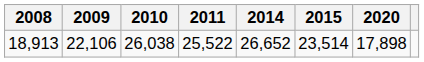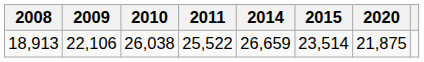(266, 43) 26,652 -> (266, 43) 26,659
(382, 43) 17,898 -> (382, 43) 21,875
